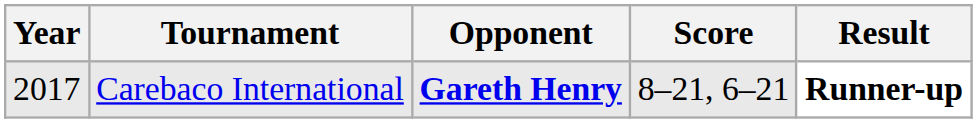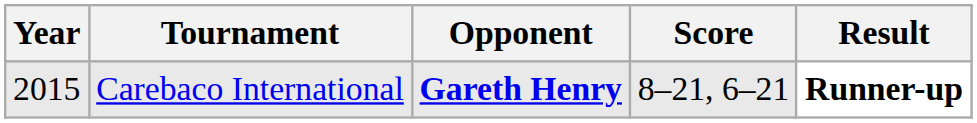(47, 88) 2017 -> (47, 88) 2015
